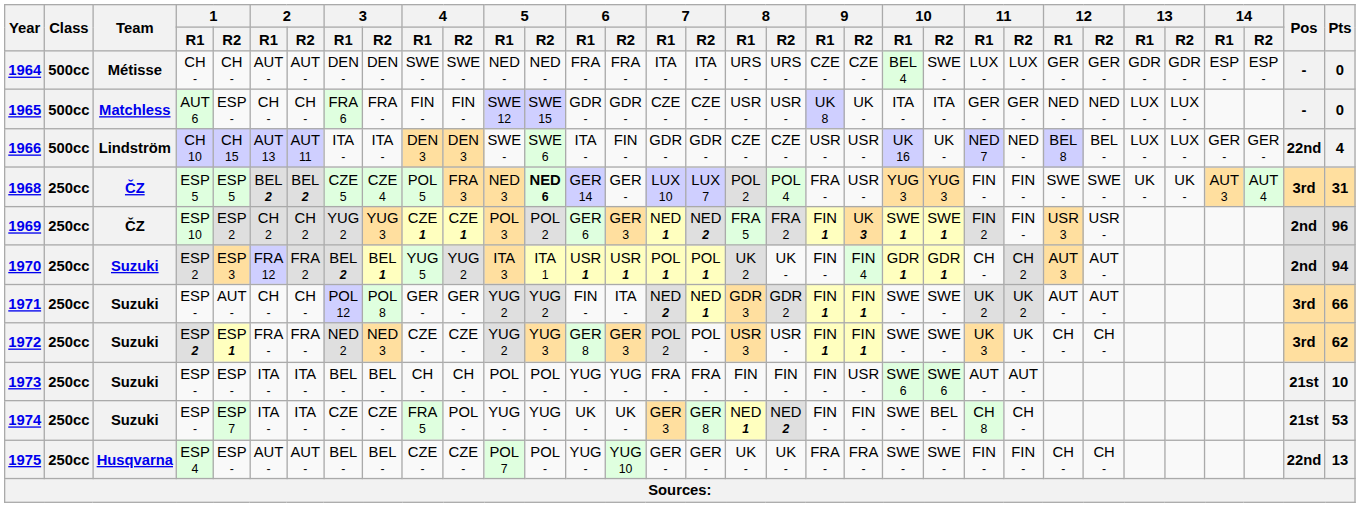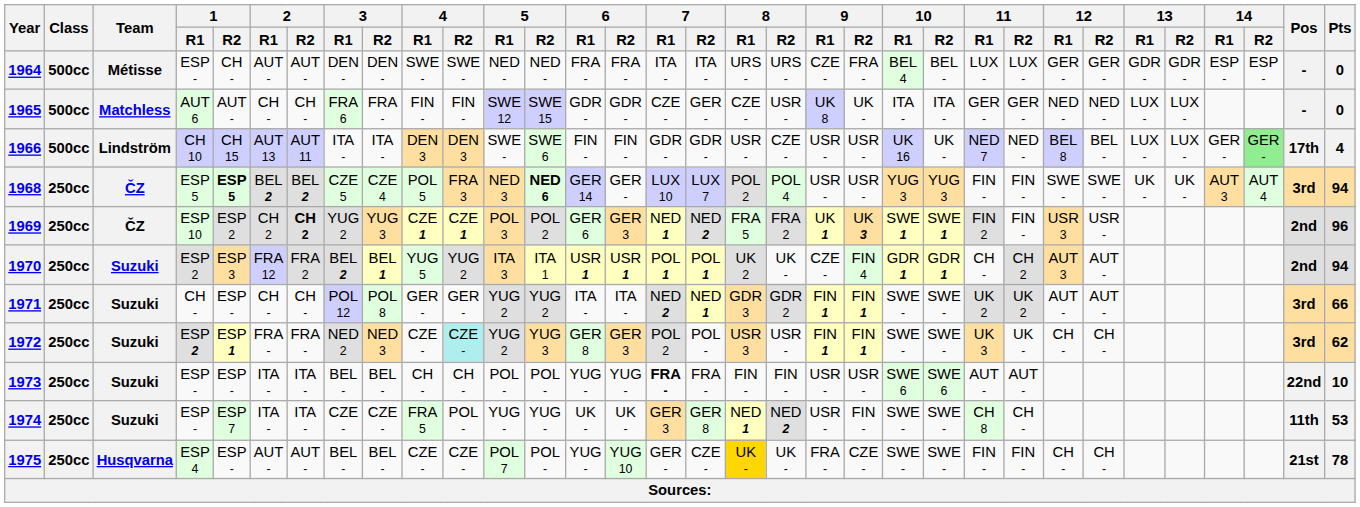(195, 70) CH - -> (195, 70) ESP -
(863, 70) CZE - -> (863, 70) FRA -
(944, 70) SWE - -> (944, 70) BEL -
(232, 109) ESP - -> (232, 109) AUT -
(706, 109) CZE - -> (706, 109) GER -
(746, 109) USR - -> (746, 109) CZE -
(586, 148) ITA - -> (586, 148) FIN -
(746, 148) CZE - -> (746, 148) USR -
(1264, 148) no background -> (1264, 148) lightgreen background
(1304, 148) 22nd -> (1304, 148) 17th
(232, 187) normal -> (232, 187) bold
(825, 187) FRA - -> (825, 187) USR -
(1340, 187) 31 -> (1340, 187) 94
(305, 226) normal -> (305, 226) bold
(825, 226) FIN 1 -> (825, 226) UK 1
(825, 265) FIN - -> (825, 265) CZE -
(195, 304) ESP - -> (195, 304) CH -
(232, 304) AUT - -> (232, 304) ESP -
(586, 304) FIN - -> (586, 304) ITA -
(463, 343) no background -> (463, 343) paleturquoise background
(666, 382) normal -> (666, 382) bold
(825, 382) FIN - -> (825, 382) USR -
(1304, 382) 21st -> (1304, 382) 22nd
(825, 421) FIN - -> (825, 421) USR -
(944, 421) BEL - -> (944, 421) SWE -
(1304, 421) 21st -> (1304, 421) 11th
(706, 459) GER - -> (706, 459) CZE -
(746, 459) no background -> (746, 459) gold background
(863, 459) FRA - -> (863, 459) CZE -
(1304, 459) 22nd -> (1304, 459) 21st
(1340, 459) 13 -> (1340, 459) 78
